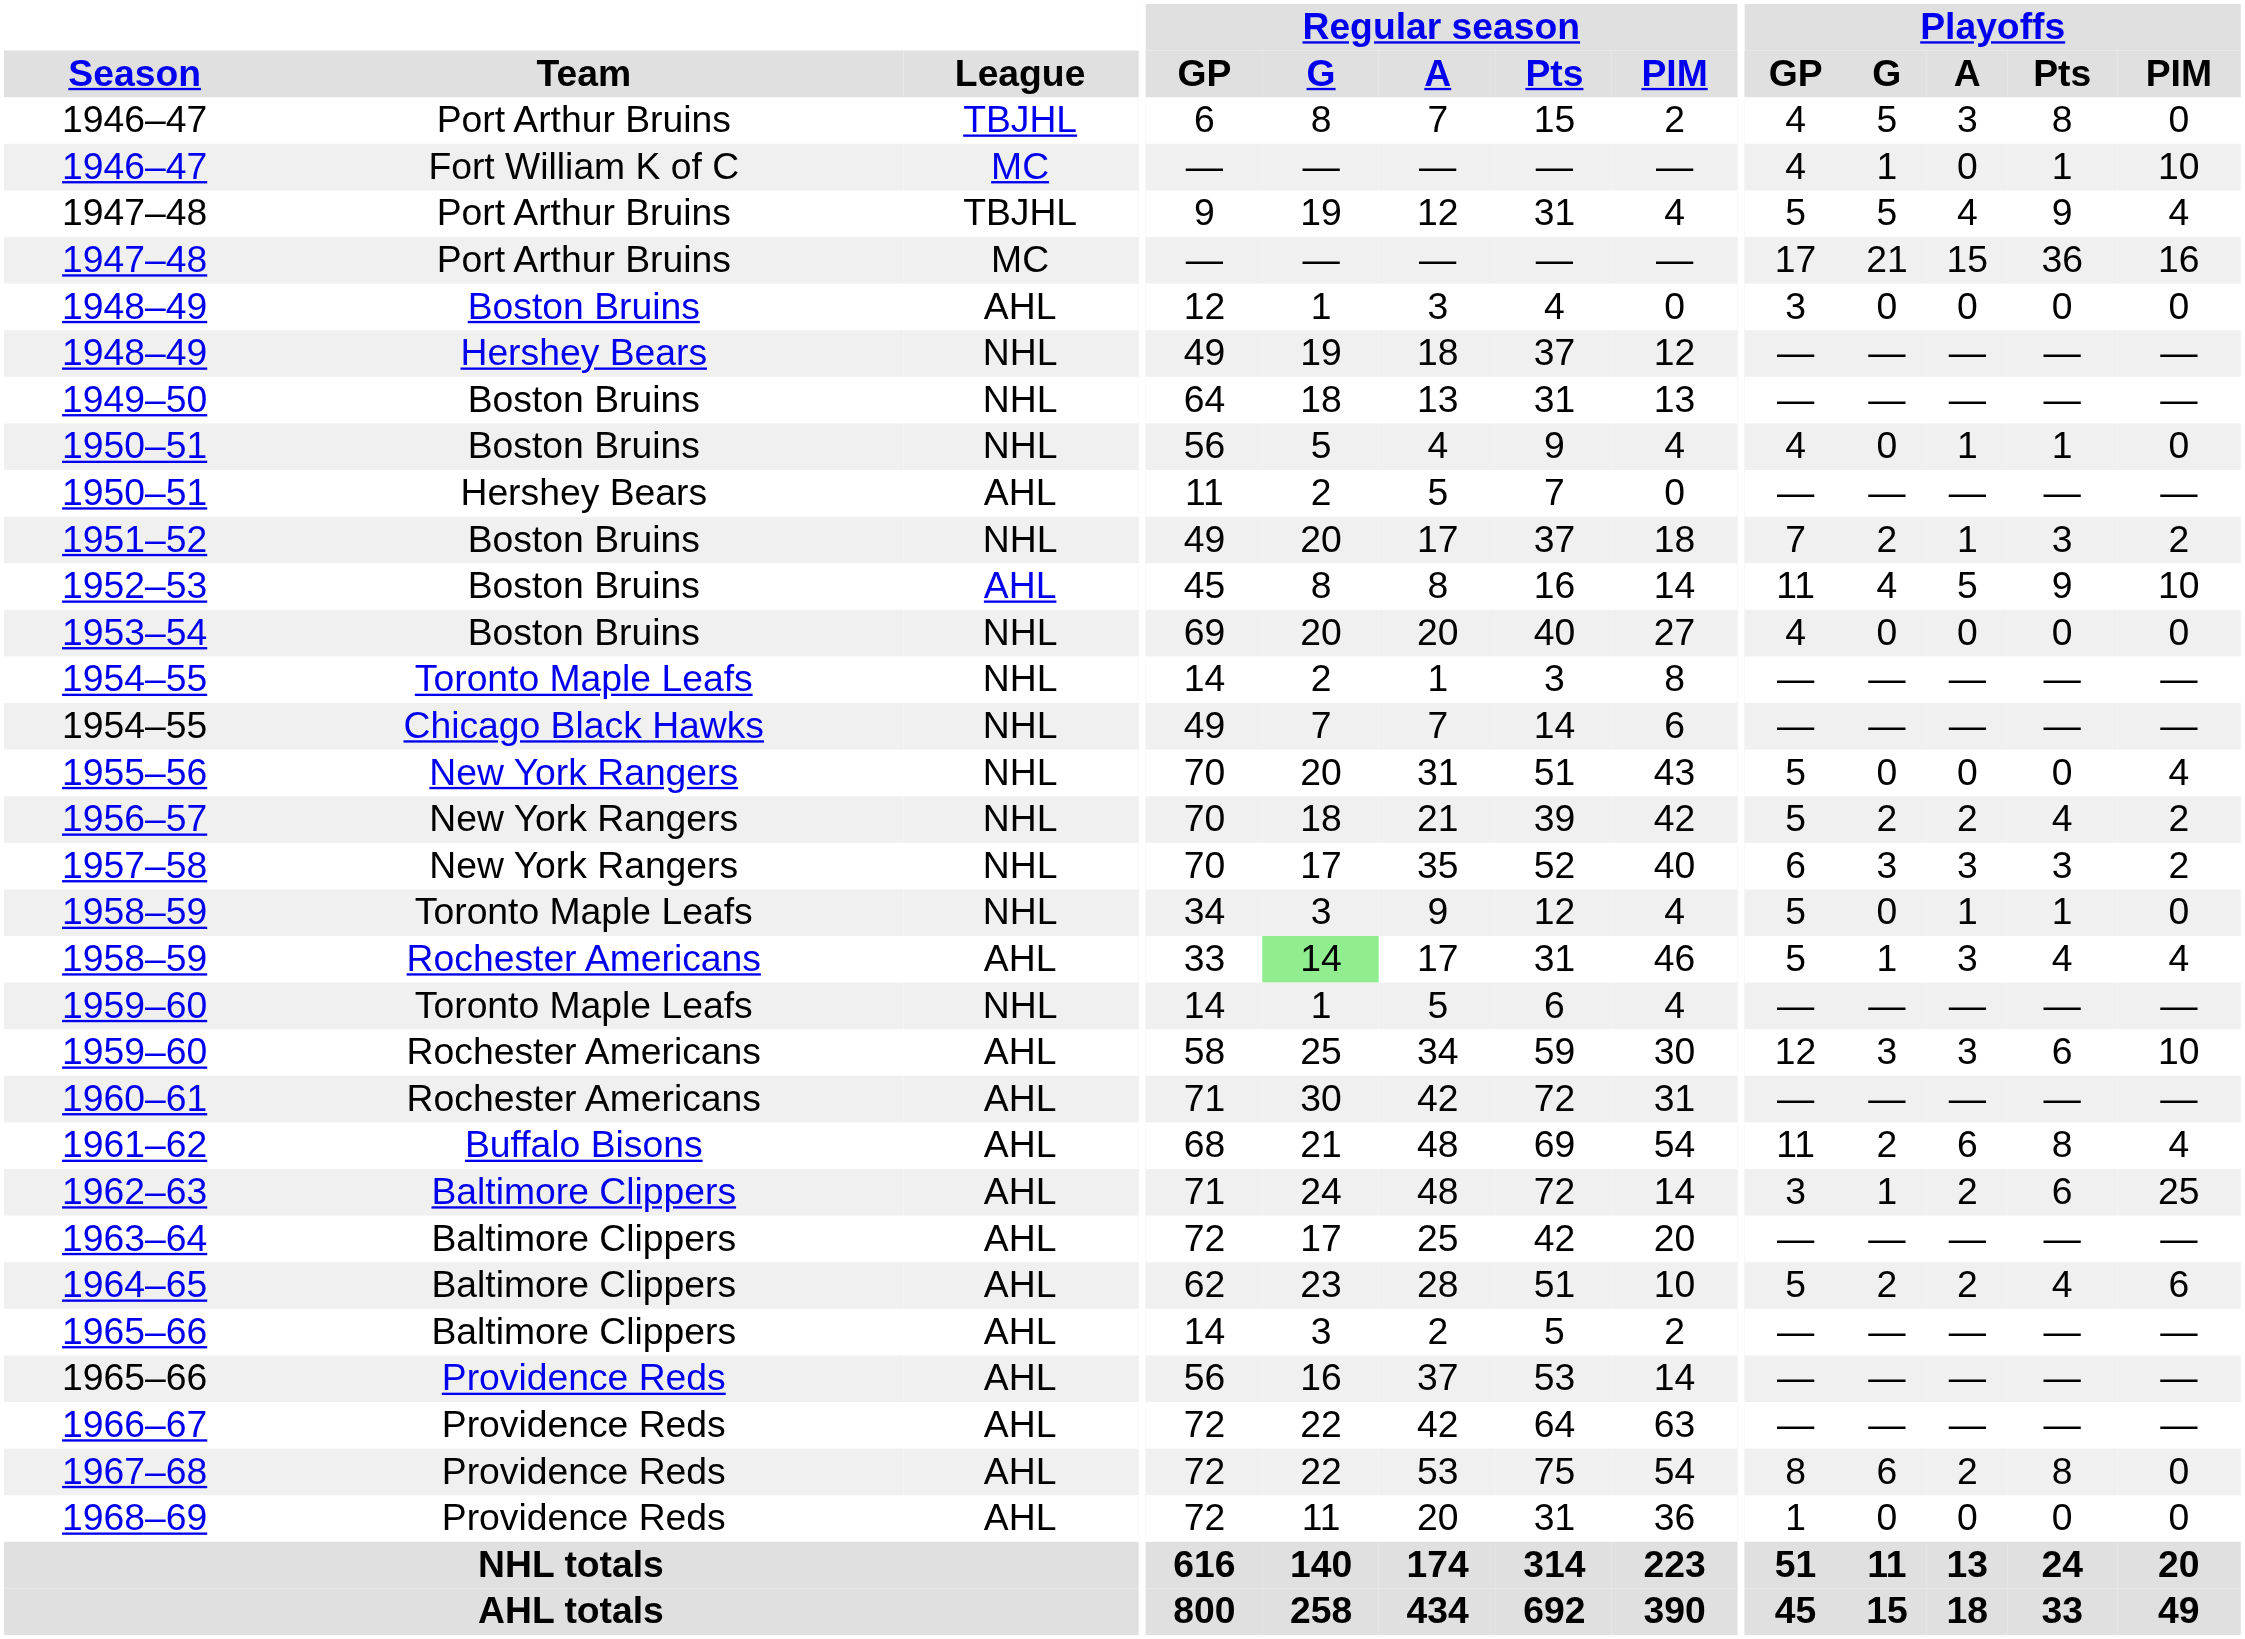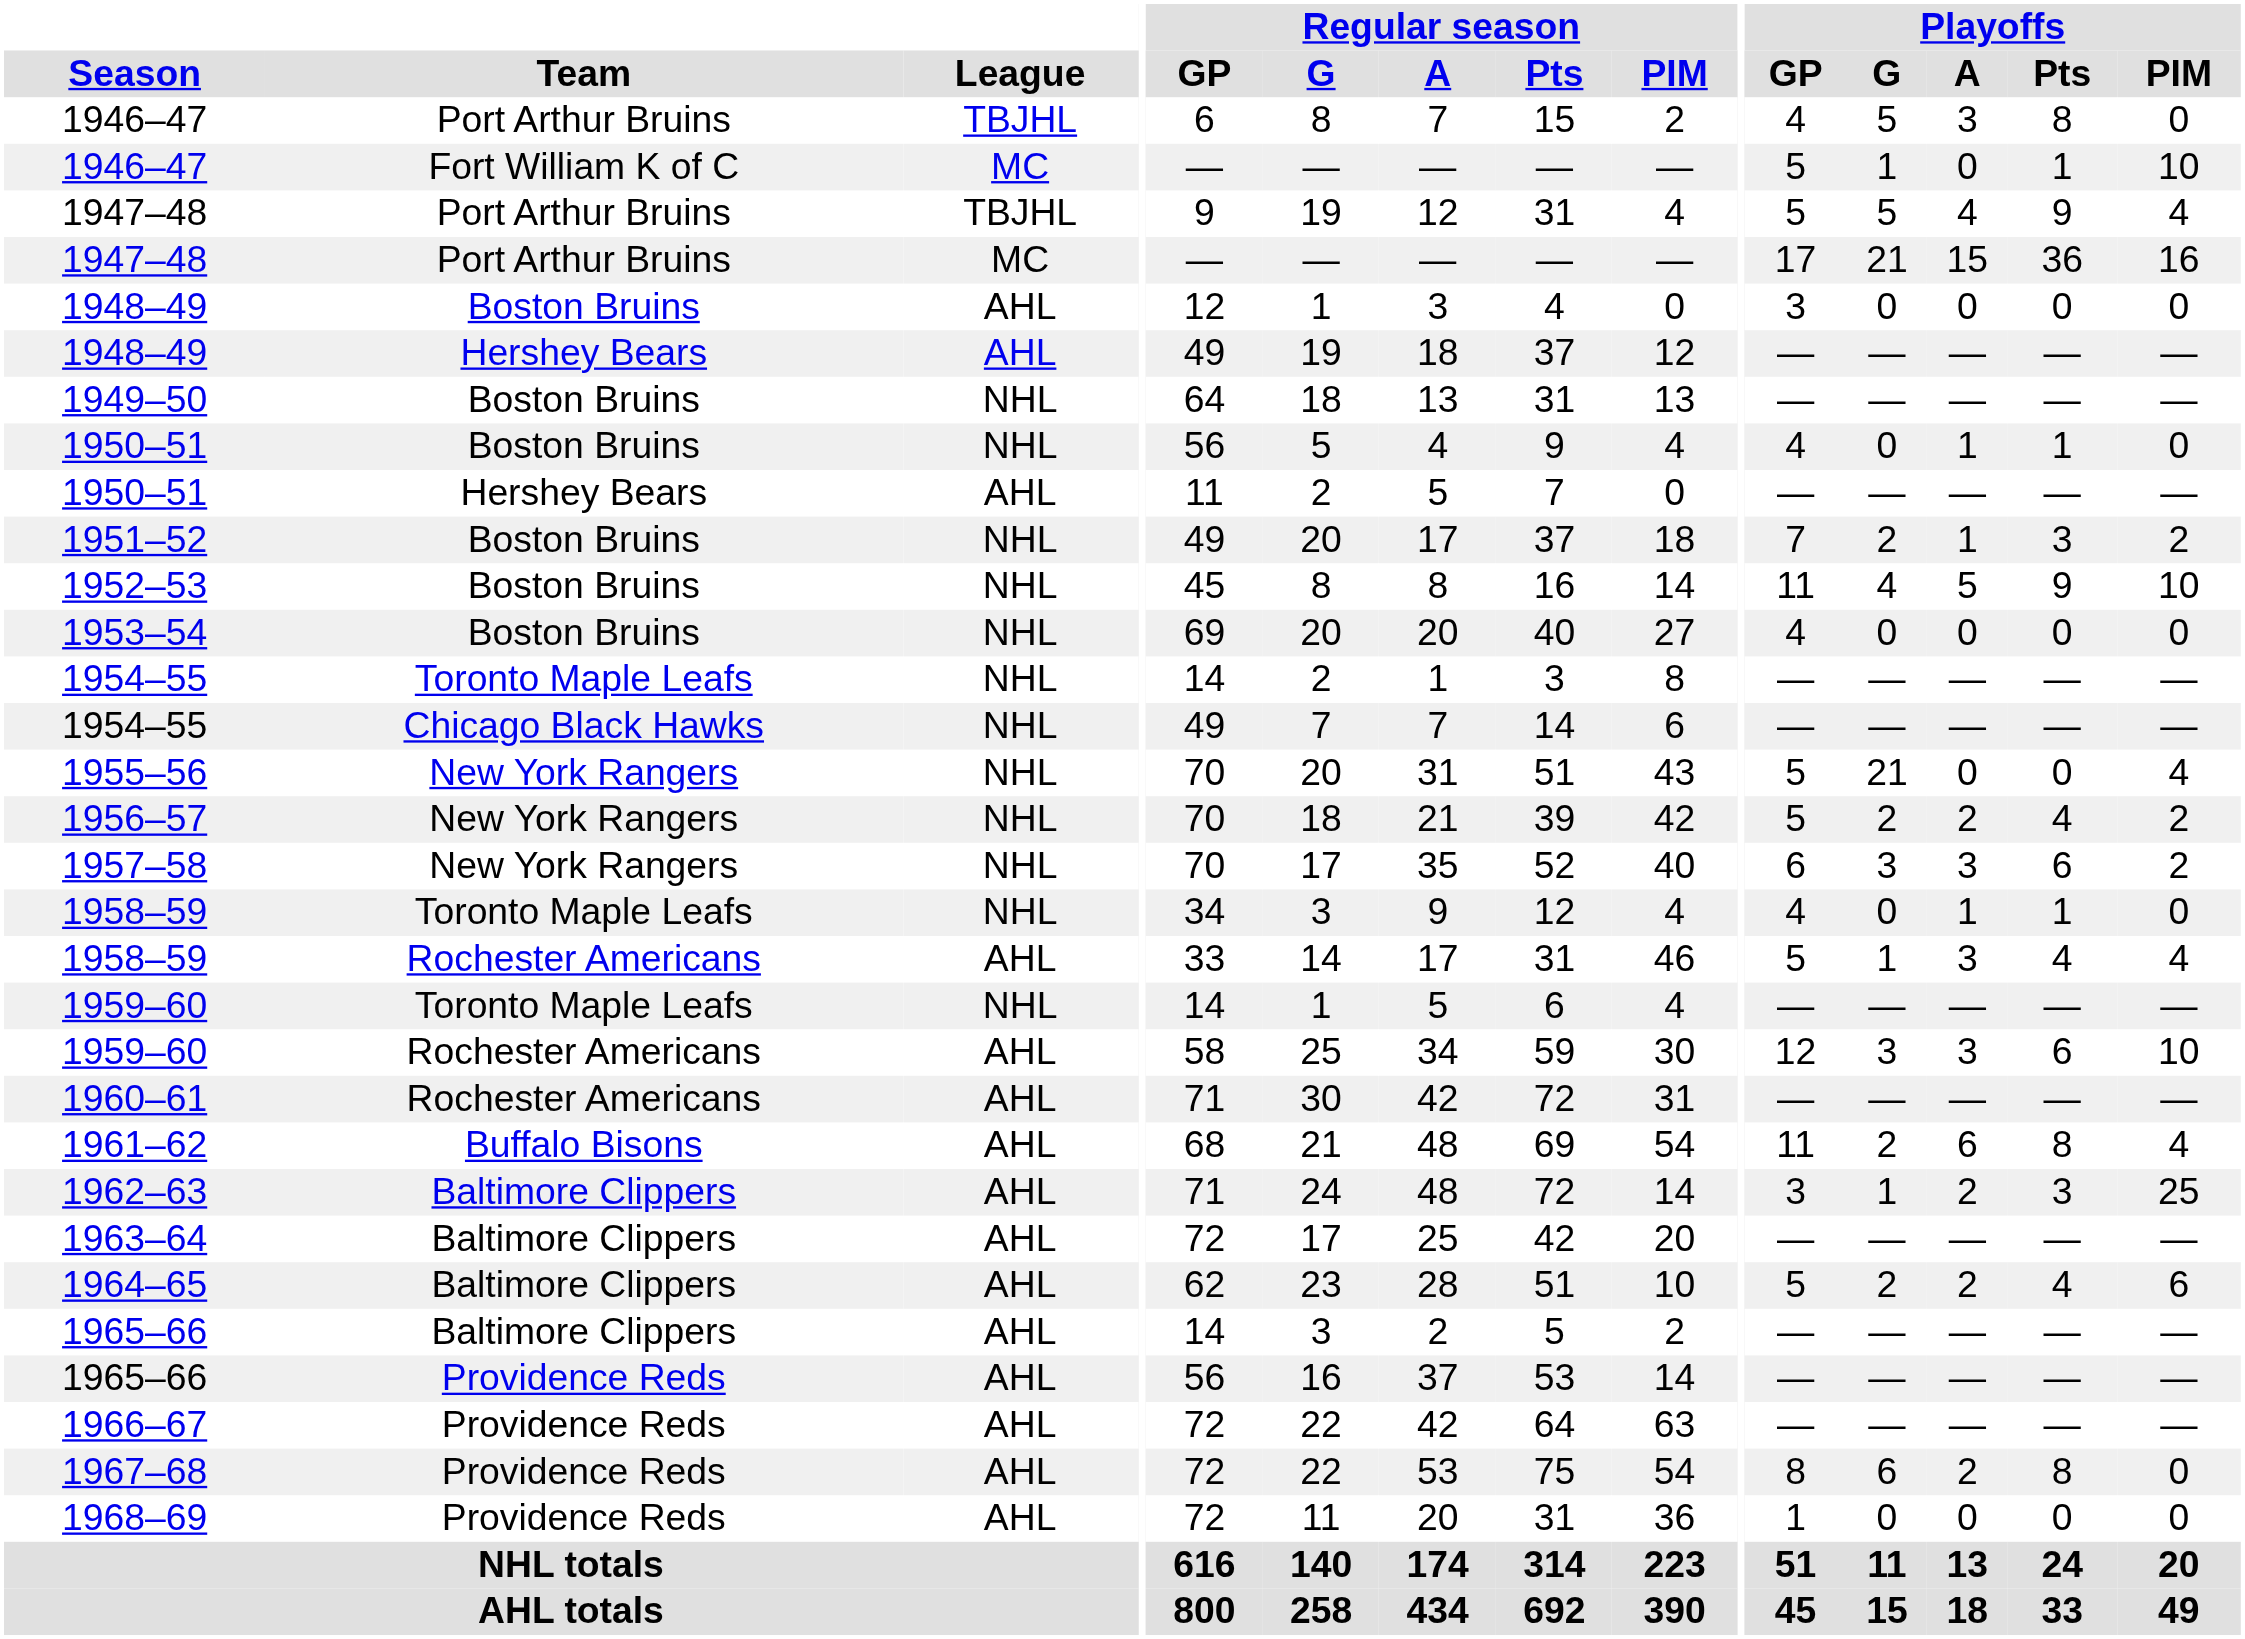(1796, 166) 4 -> (1796, 166) 5
(1020, 352) NHL -> (1020, 352) AHL
(1020, 585) AHL -> (1020, 585) NHL
(1887, 772) 0 -> (1887, 772) 21
(2062, 865) 3 -> (2062, 865) 6
(1796, 912) 5 -> (1796, 912) 4
(1321, 958) lightgreen background -> (1321, 958) no background
(2062, 1191) 6 -> (2062, 1191) 3
